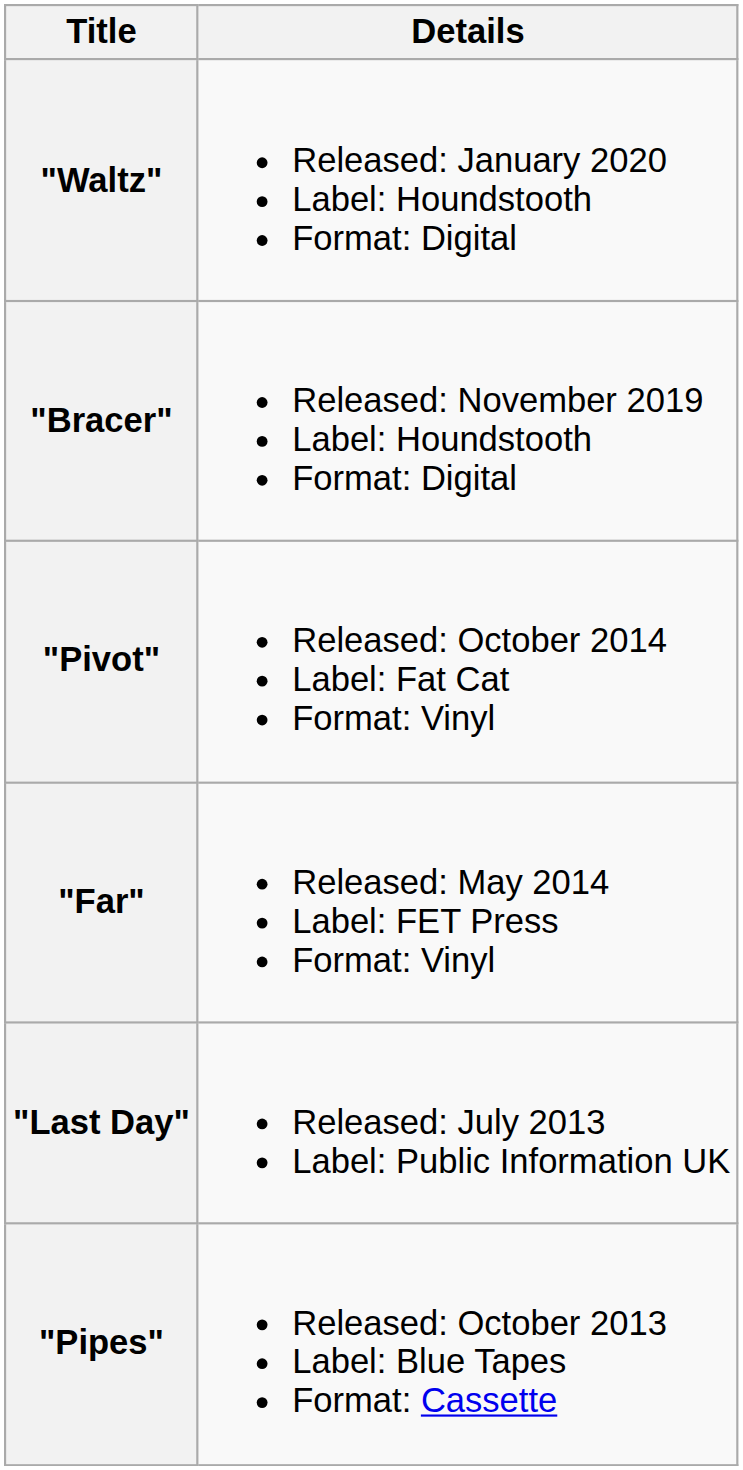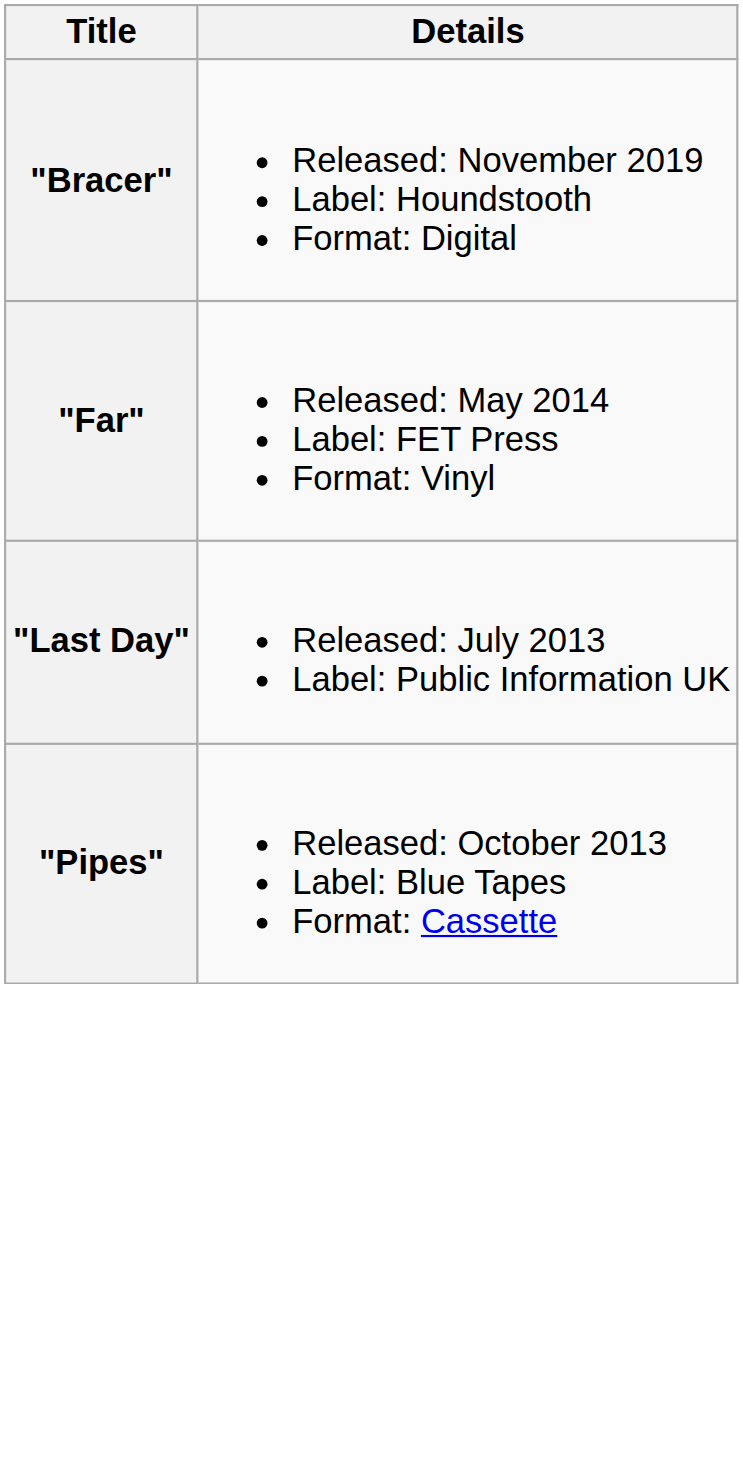- row: (101, 179)
- row: (101, 660)
